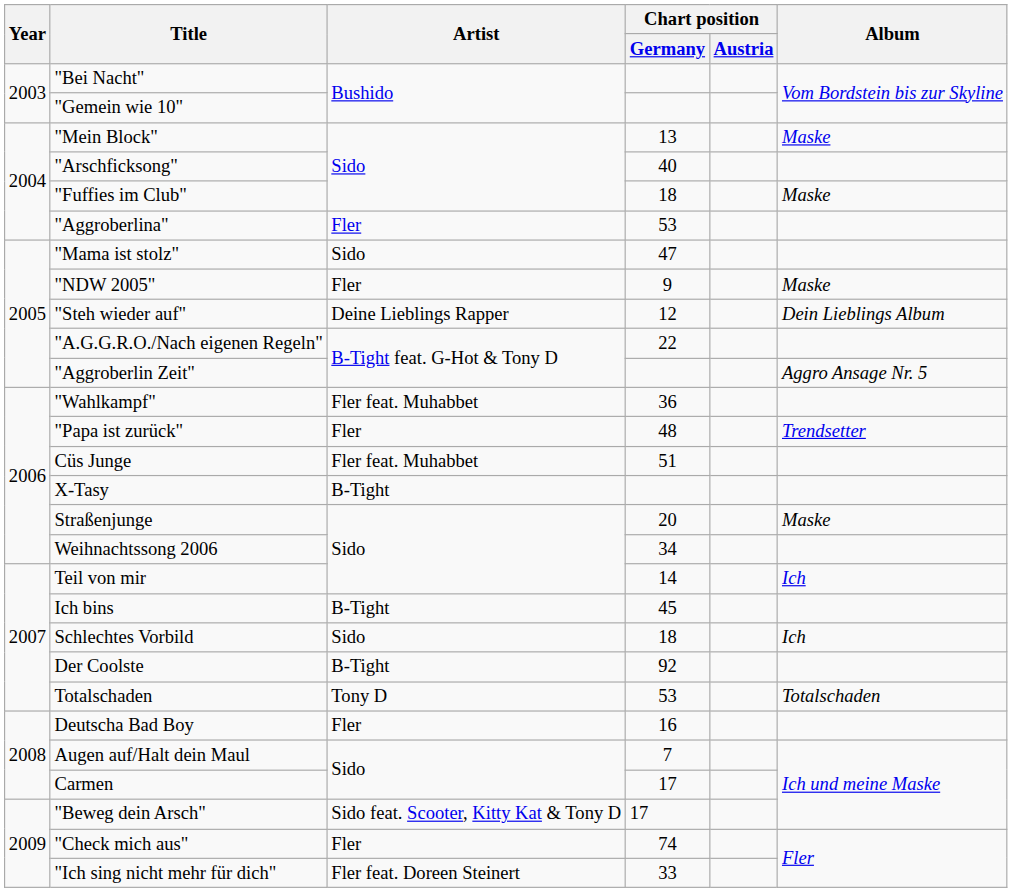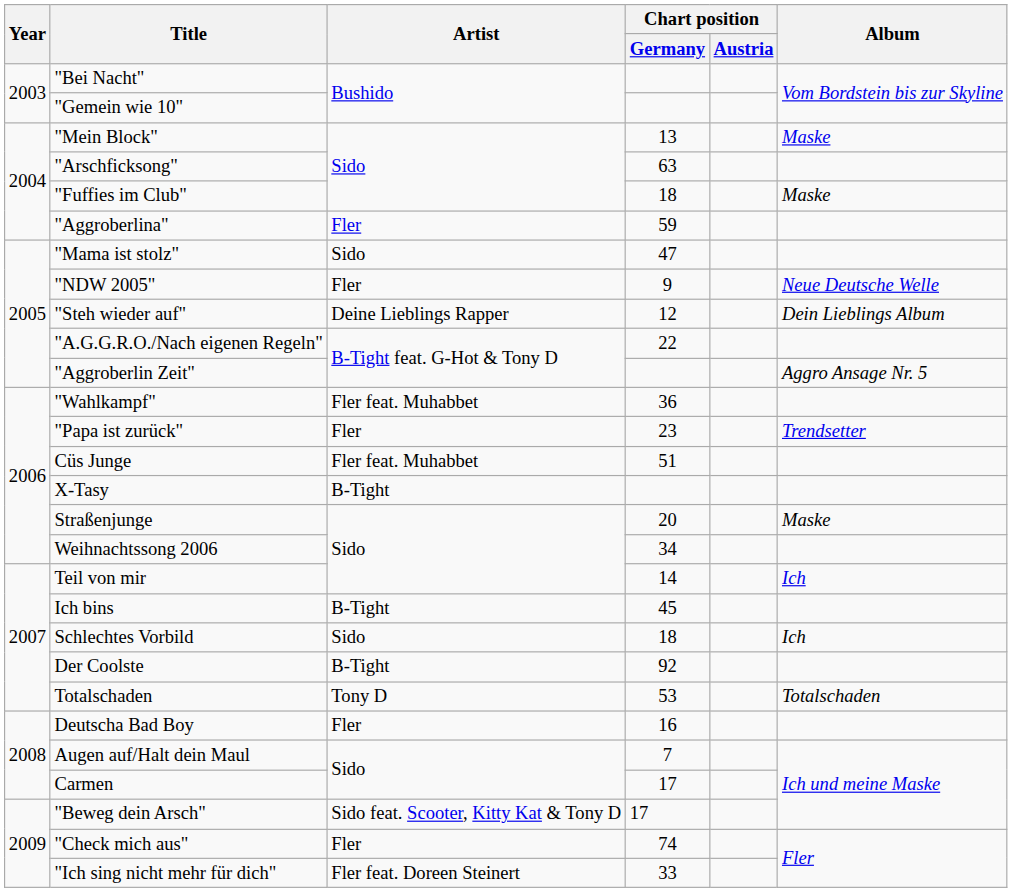(667, 166) 40 -> (667, 166) 63
(667, 225) 53 -> (667, 225) 59
(806, 284) Maske -> (860, 284) Neue Deutsche Welle
(667, 431) 48 -> (667, 431) 23
